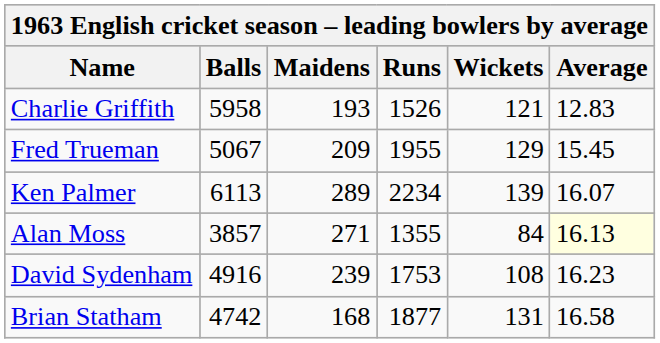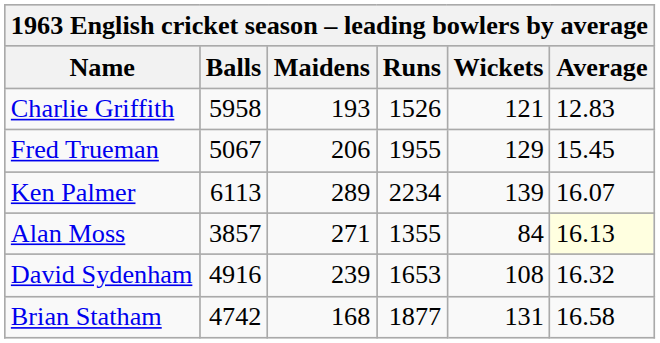(351, 150) 209 -> (351, 150) 206
(415, 274) 1753 -> (415, 274) 1653
(585, 274) 16.23 -> (585, 274) 16.32
